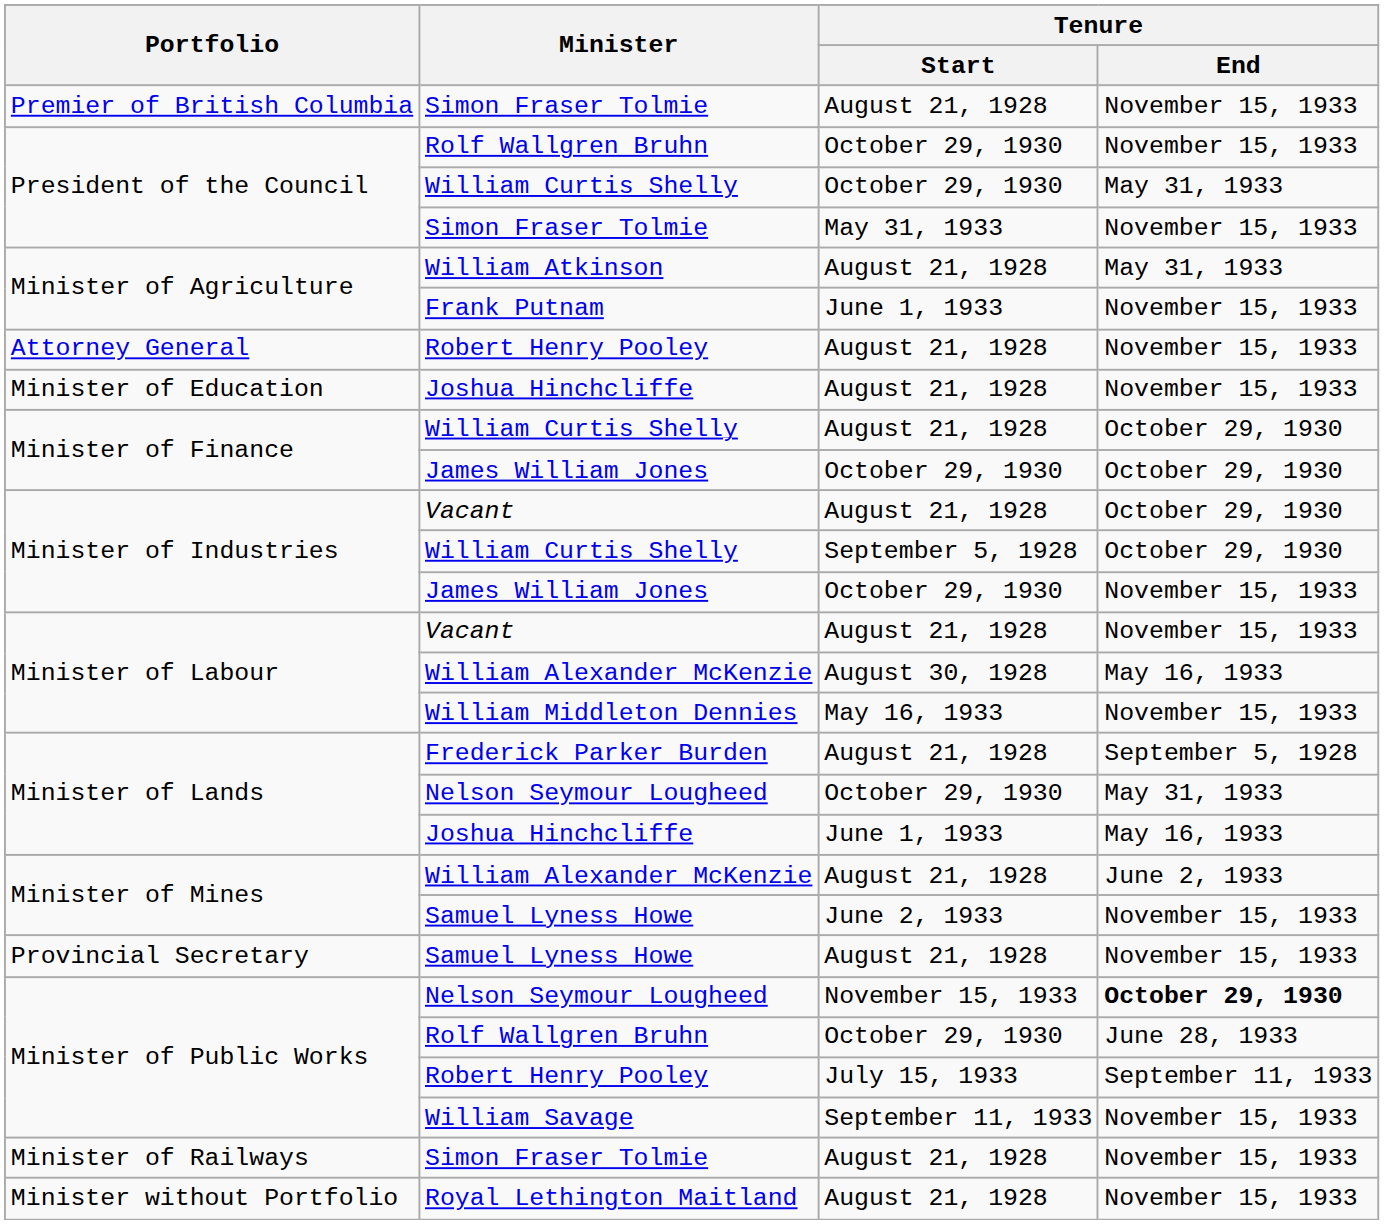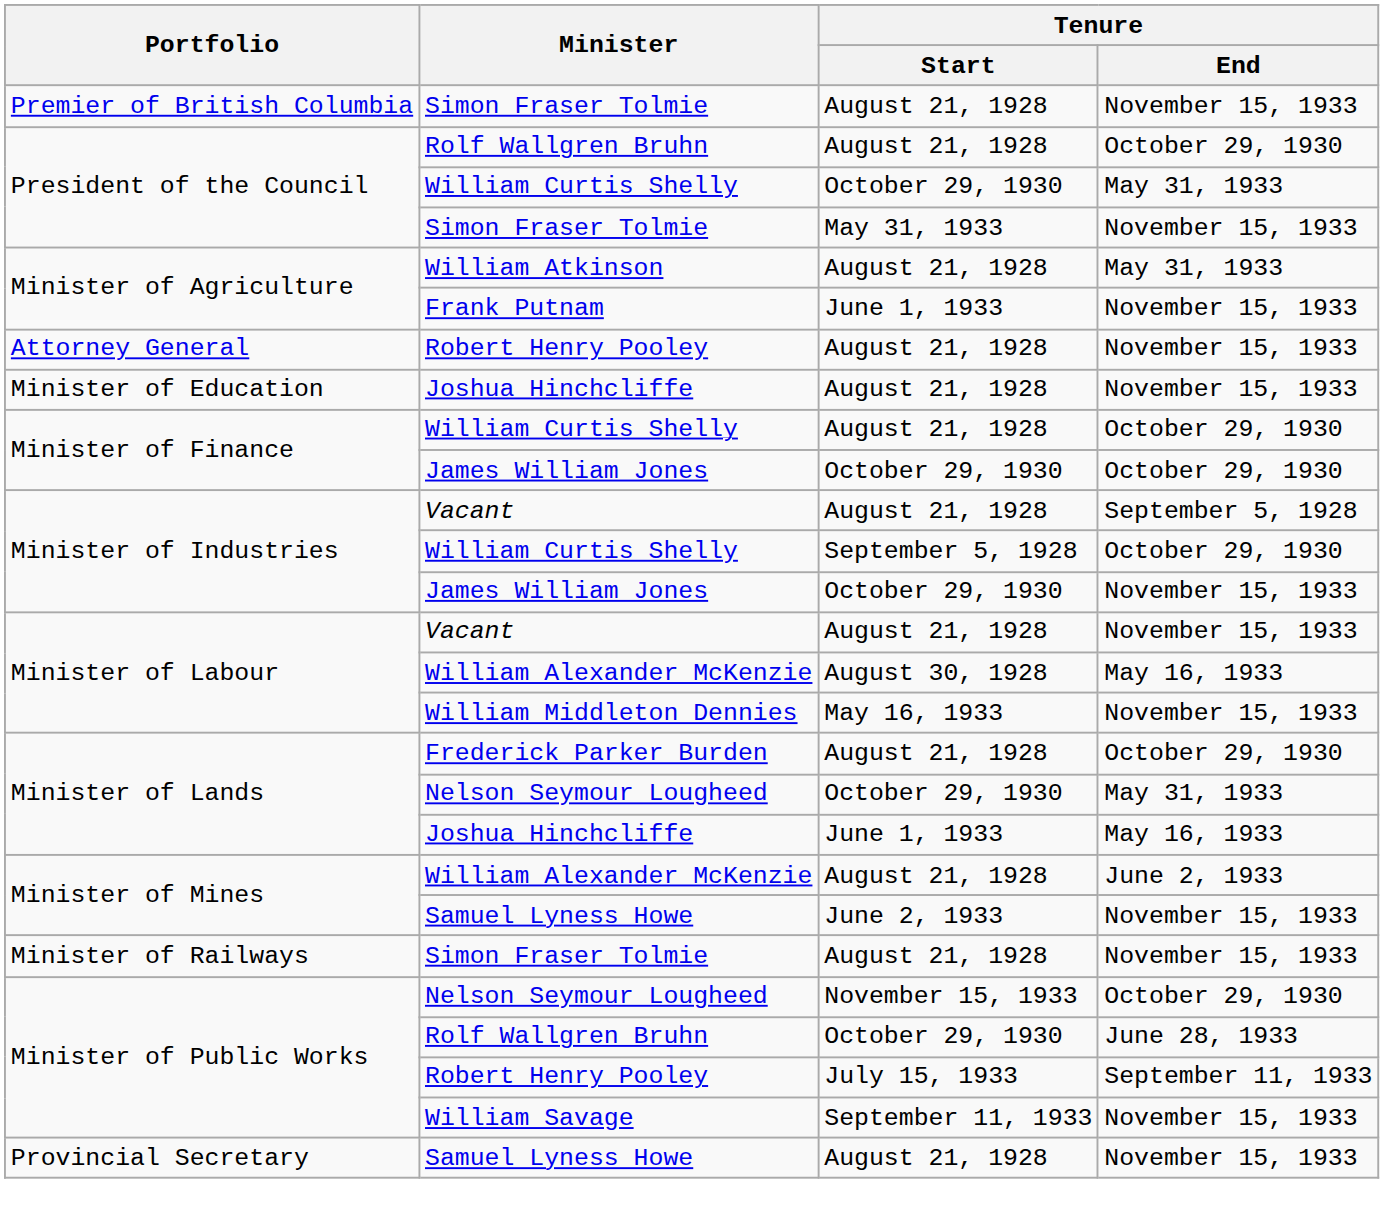(943, 147) October 29, 1930 -> (936, 147) August 21, 1928
(1231, 147) November 15, 1933 -> (1224, 147) October 29, 1930
(1224, 511) October 29, 1930 -> (1231, 511) September 5, 1928
(1231, 754) September 5, 1928 -> (1224, 754) October 29, 1930
rows swapped: (160, 956) <-> (160, 1158)
(1224, 996) bold -> (1224, 996) normal
- row: (205, 1199)
